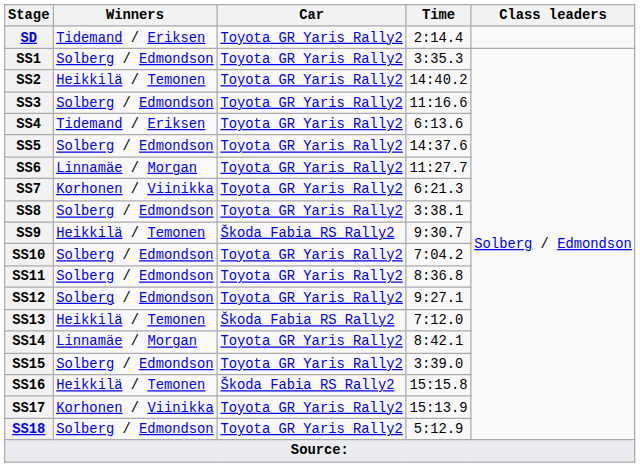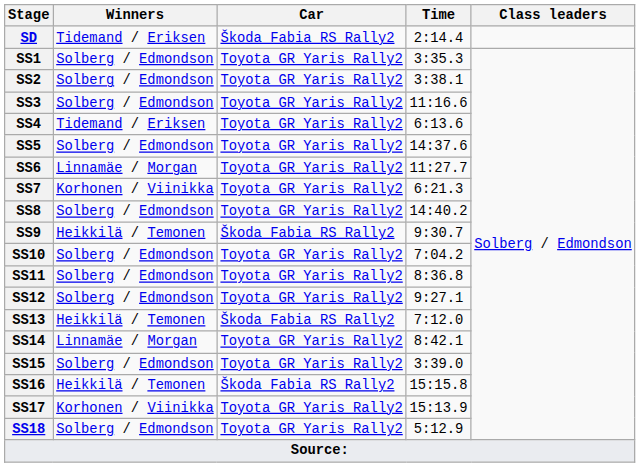(312, 37) Toyota GR Yaris Rally2 -> (307, 37) Škoda Fabia RS Rally2
(131, 81) Heikkilä / Temonen -> (135, 81) Solberg / Edmondson
(439, 81) 14:40.2 -> (439, 81) 3:38.1
(439, 211) 3:38.1 -> (439, 211) 14:40.2
